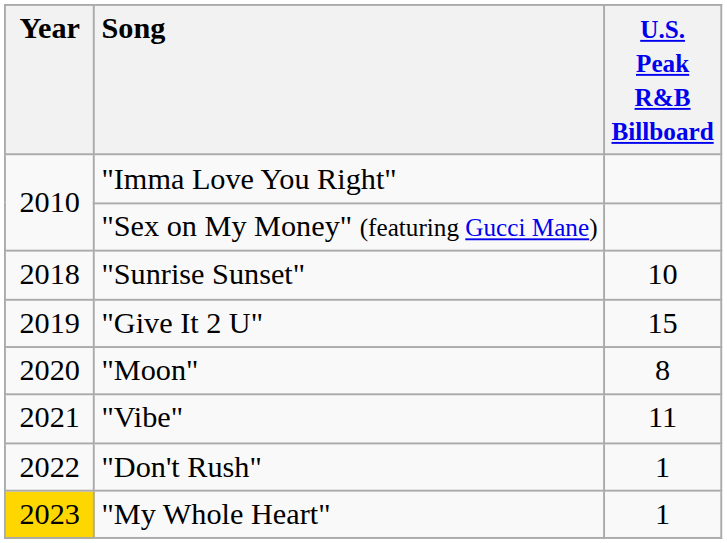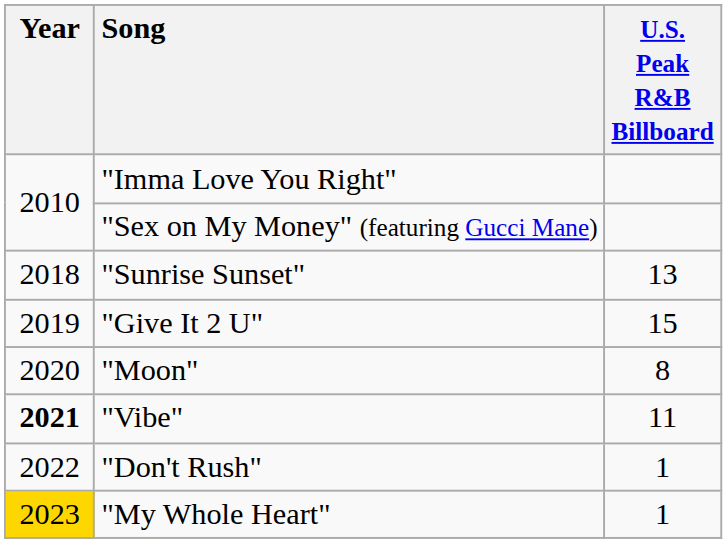(663, 274) 10 -> (663, 274) 13
(50, 418) normal -> (50, 418) bold
